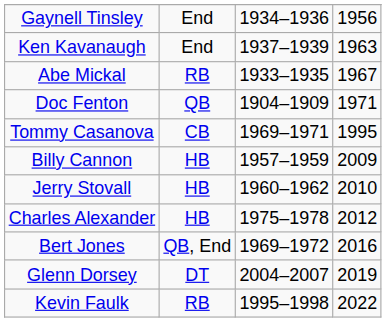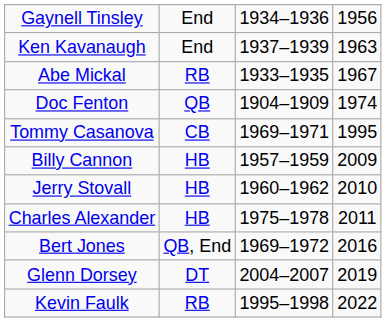(357, 103) 1971 -> (357, 103) 1974
(357, 217) 2012 -> (357, 217) 2011
